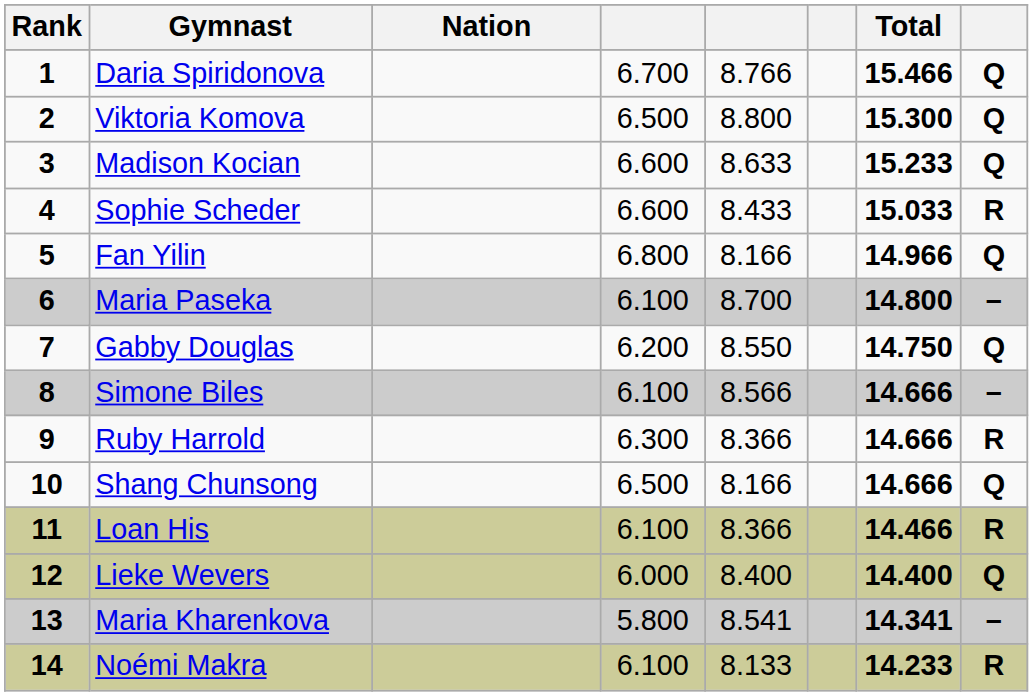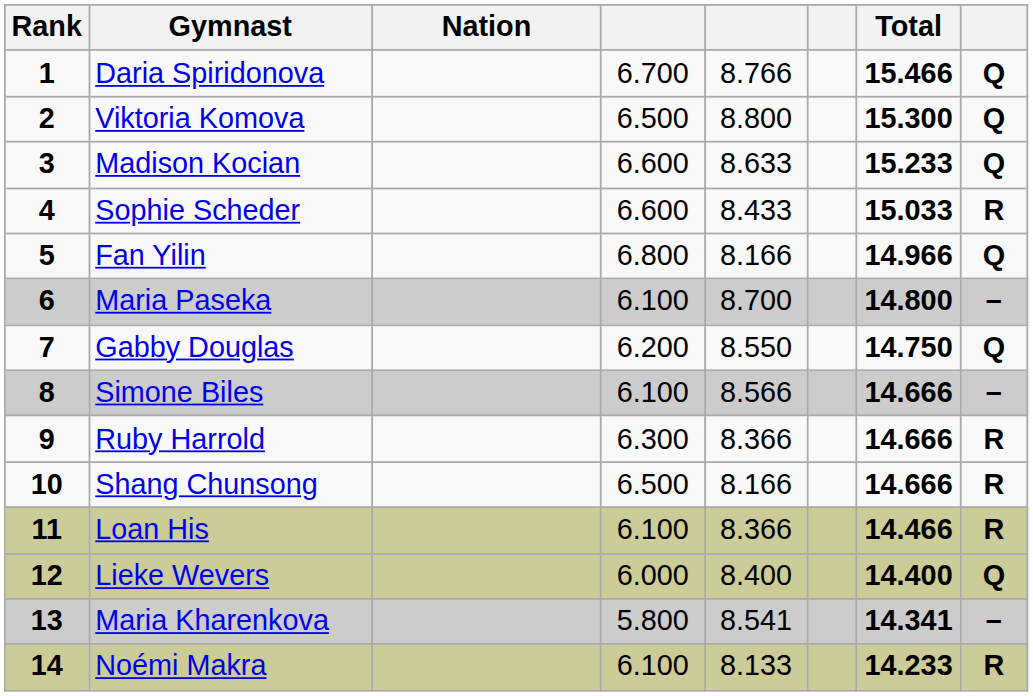(994, 484) Q -> (994, 484) R
